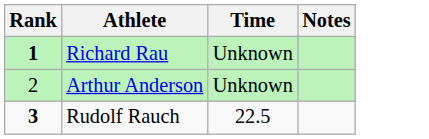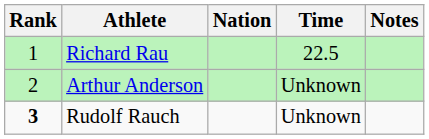+ column: (242, 20)
(33, 52) bold -> (33, 52) normal
(253, 52) Unknown -> (321, 52) 22.5
(253, 117) 22.5 -> (321, 117) Unknown
